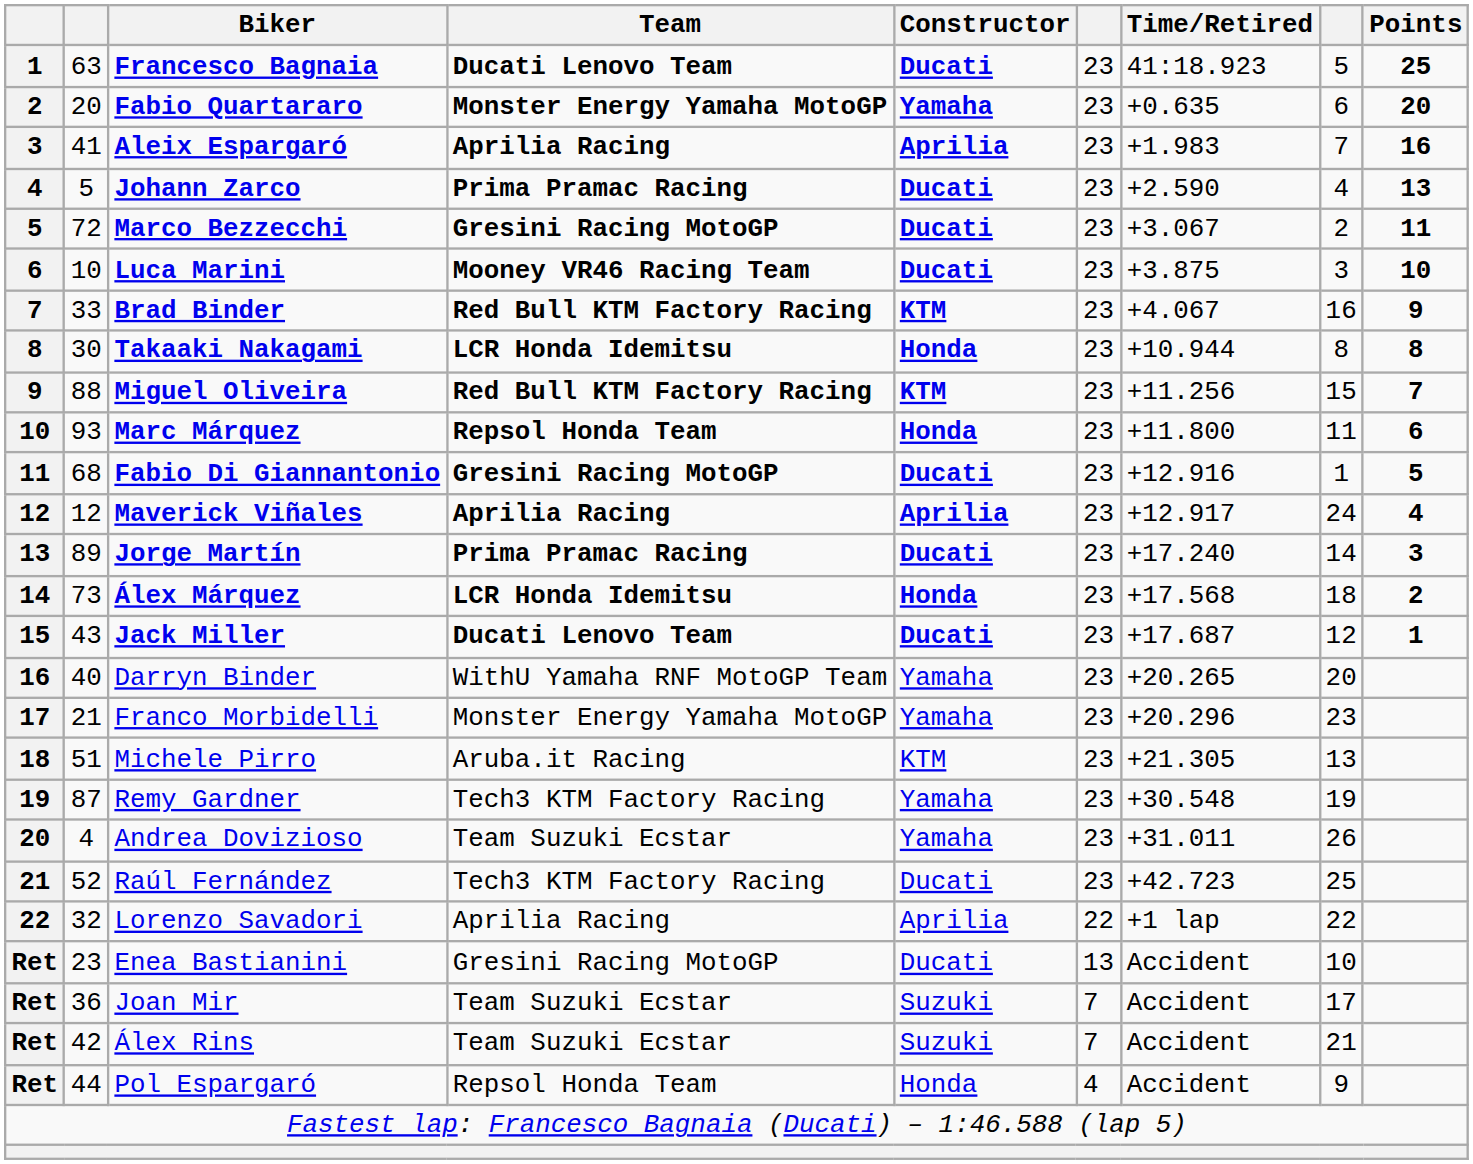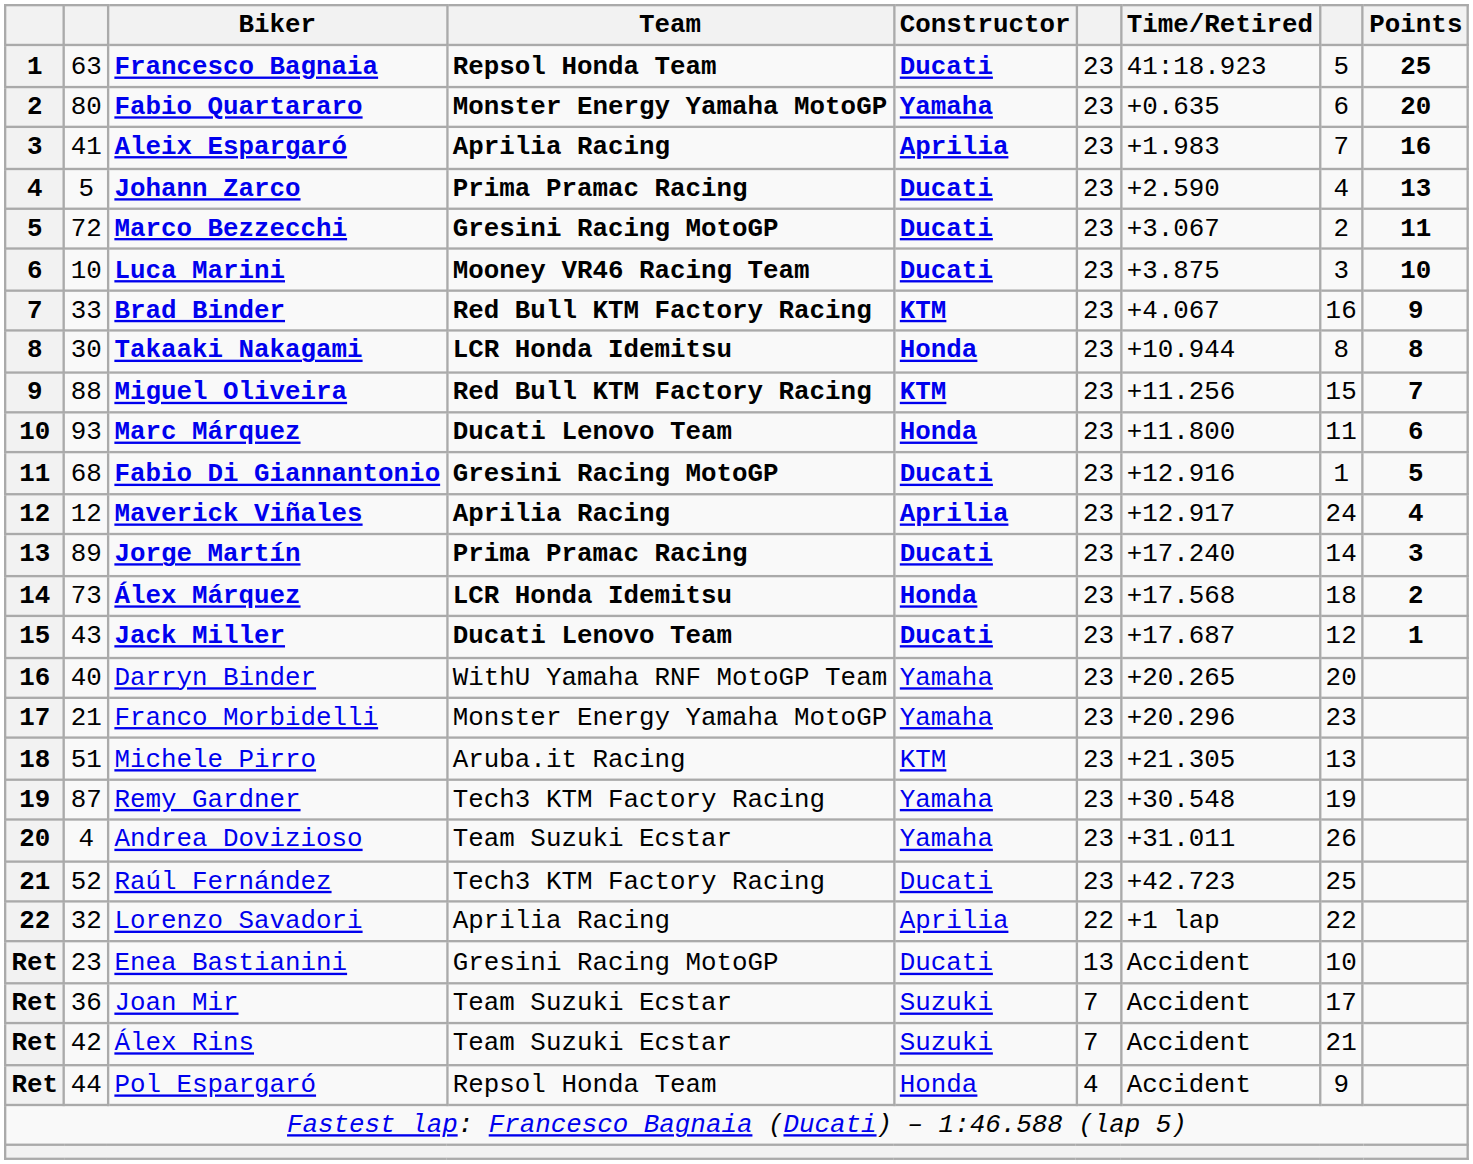(592, 66) Ducati Lenovo Team -> (585, 66) Repsol Honda Team
(86, 107) 20 -> (86, 107) 80
(585, 433) Repsol Honda Team -> (592, 433) Ducati Lenovo Team
